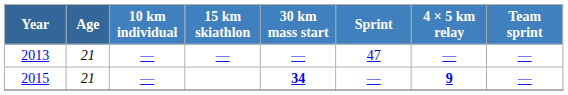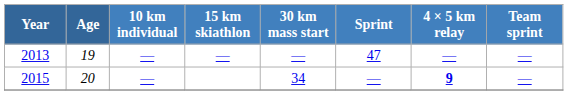(88, 55) 21 -> (88, 55) 19
(88, 78) 21 -> (88, 78) 20
(298, 78) bold -> (298, 78) normal
